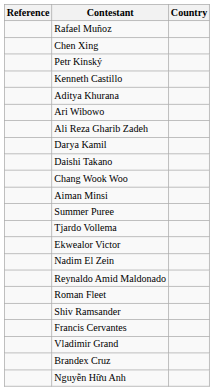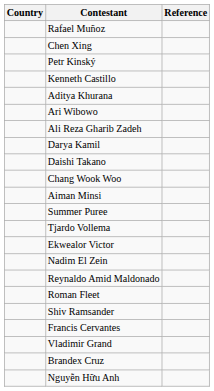columns swapped: (189, 12) <-> (28, 12)
